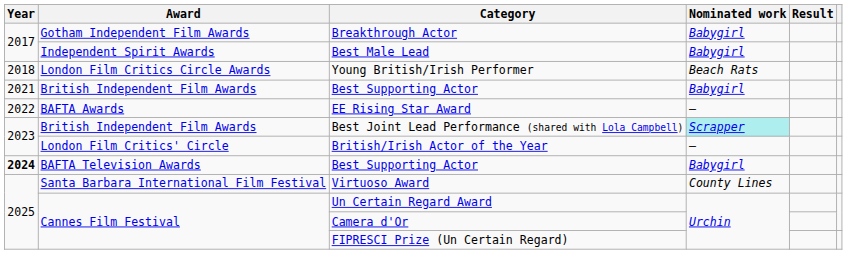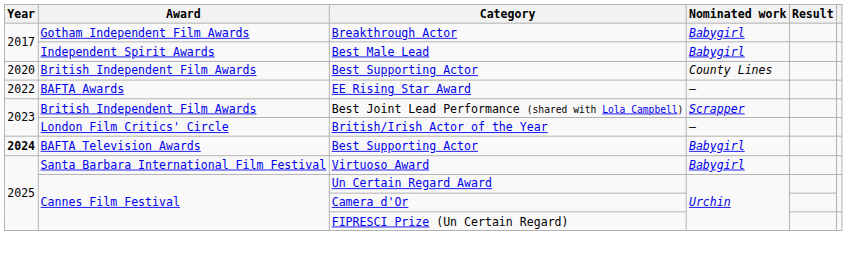- row: (156, 70)
(21, 89) 2021 -> (21, 70) 2020
(717, 89) Babygirl -> (731, 70) County Lines
(717, 127) paleturquoise background -> (717, 108) no background
(731, 184) County Lines -> (717, 165) Babygirl
